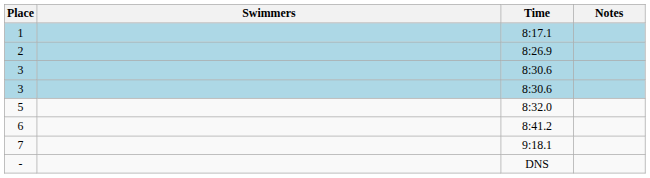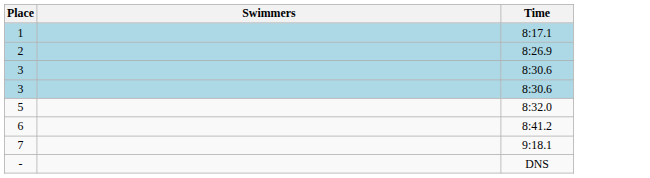- column: (609, 13)
